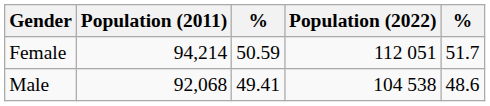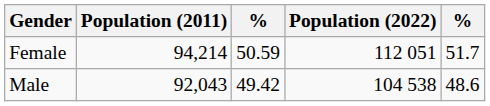(200, 84) 92,068 -> (200, 84) 92,043
(258, 84) 49.41 -> (258, 84) 49.42
